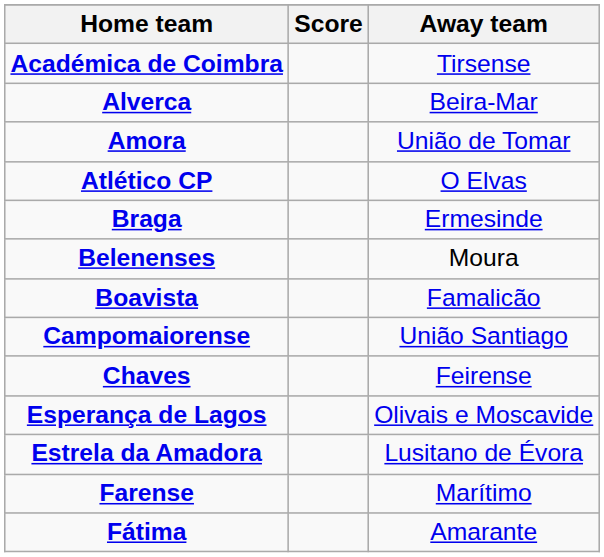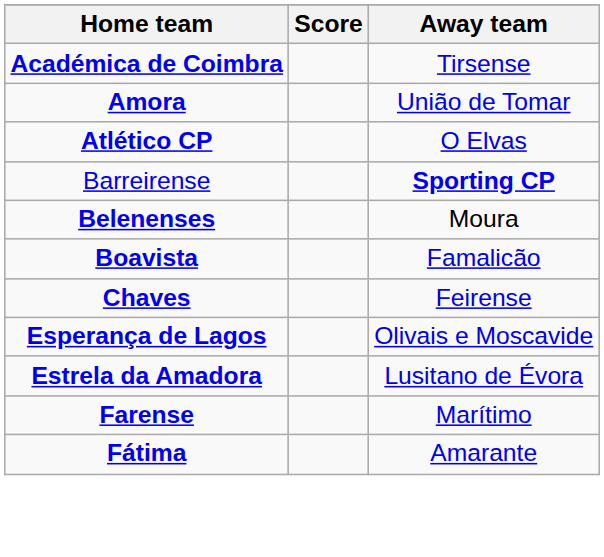- row: (147, 102)
+ row: (147, 180)
- row: (147, 219)
- row: (147, 336)
